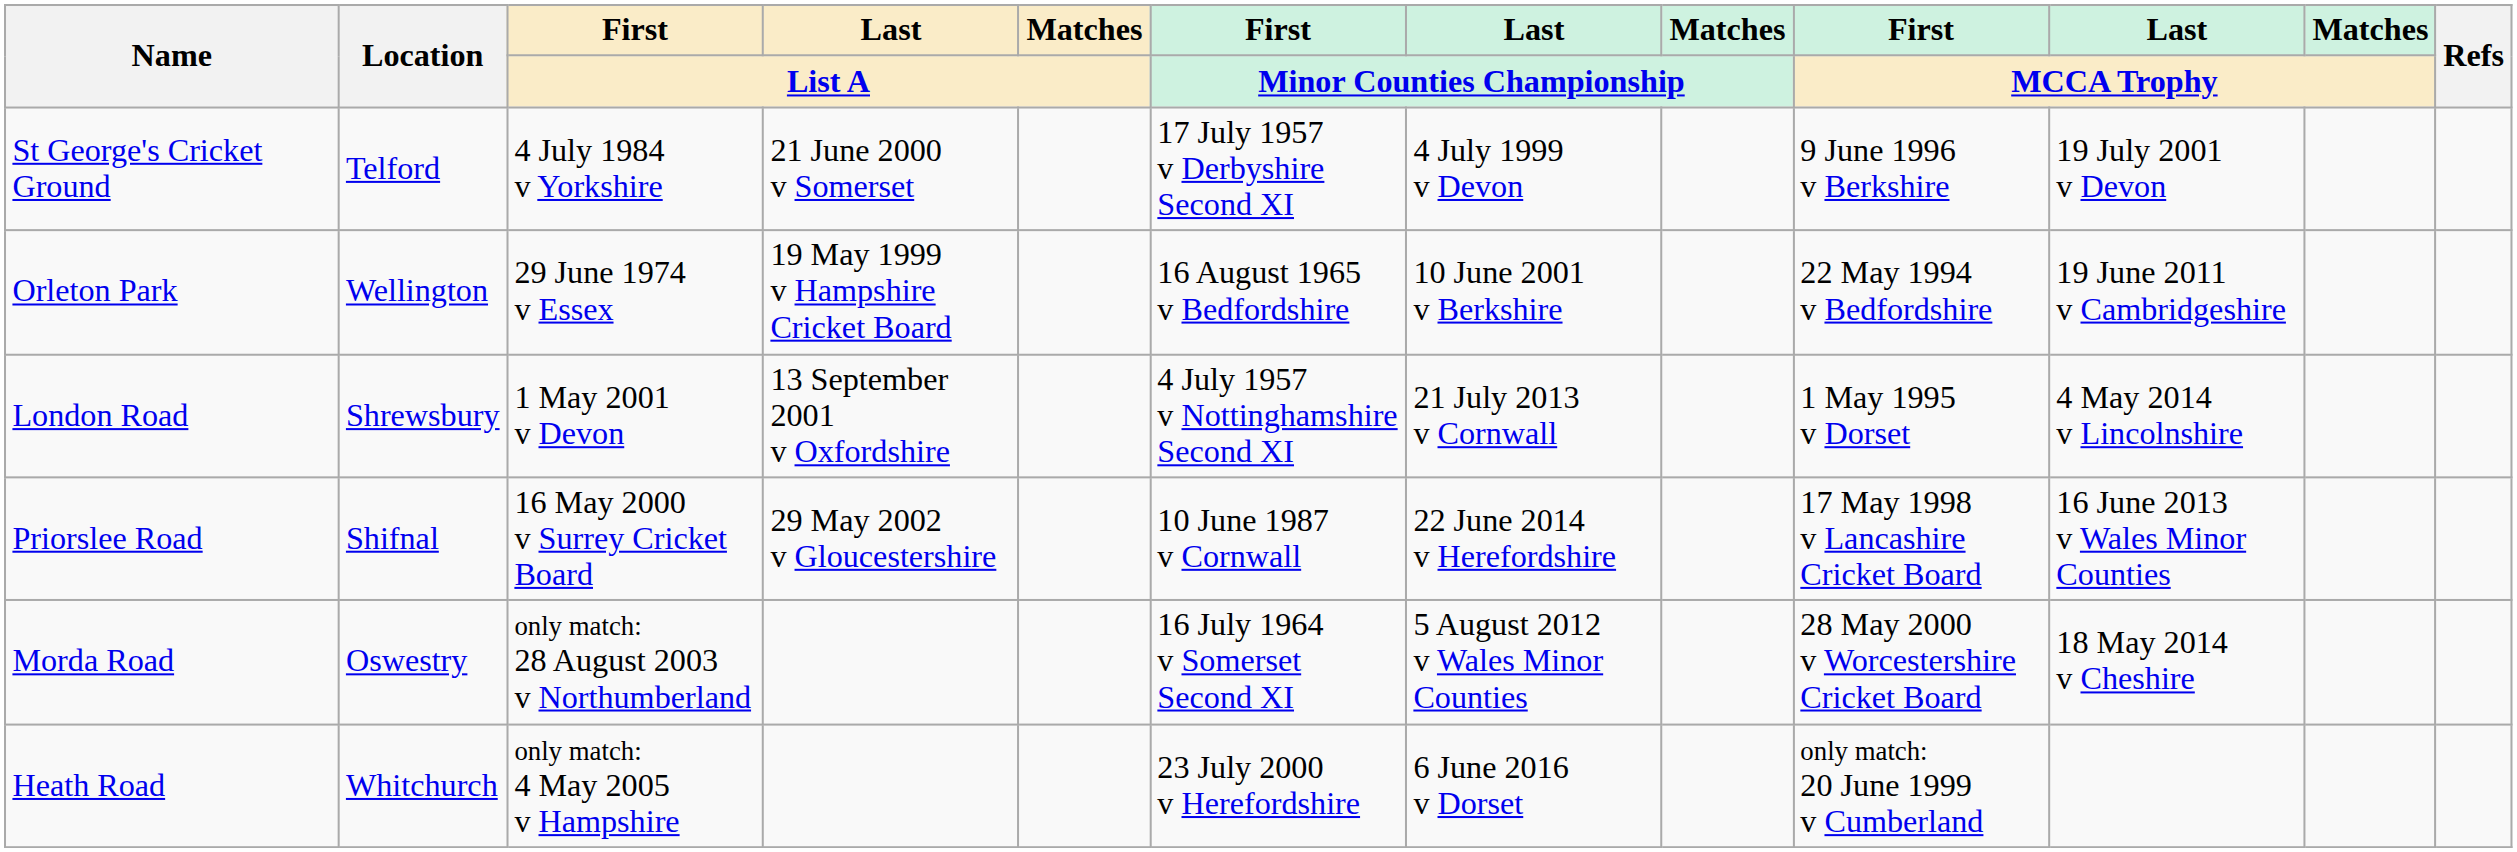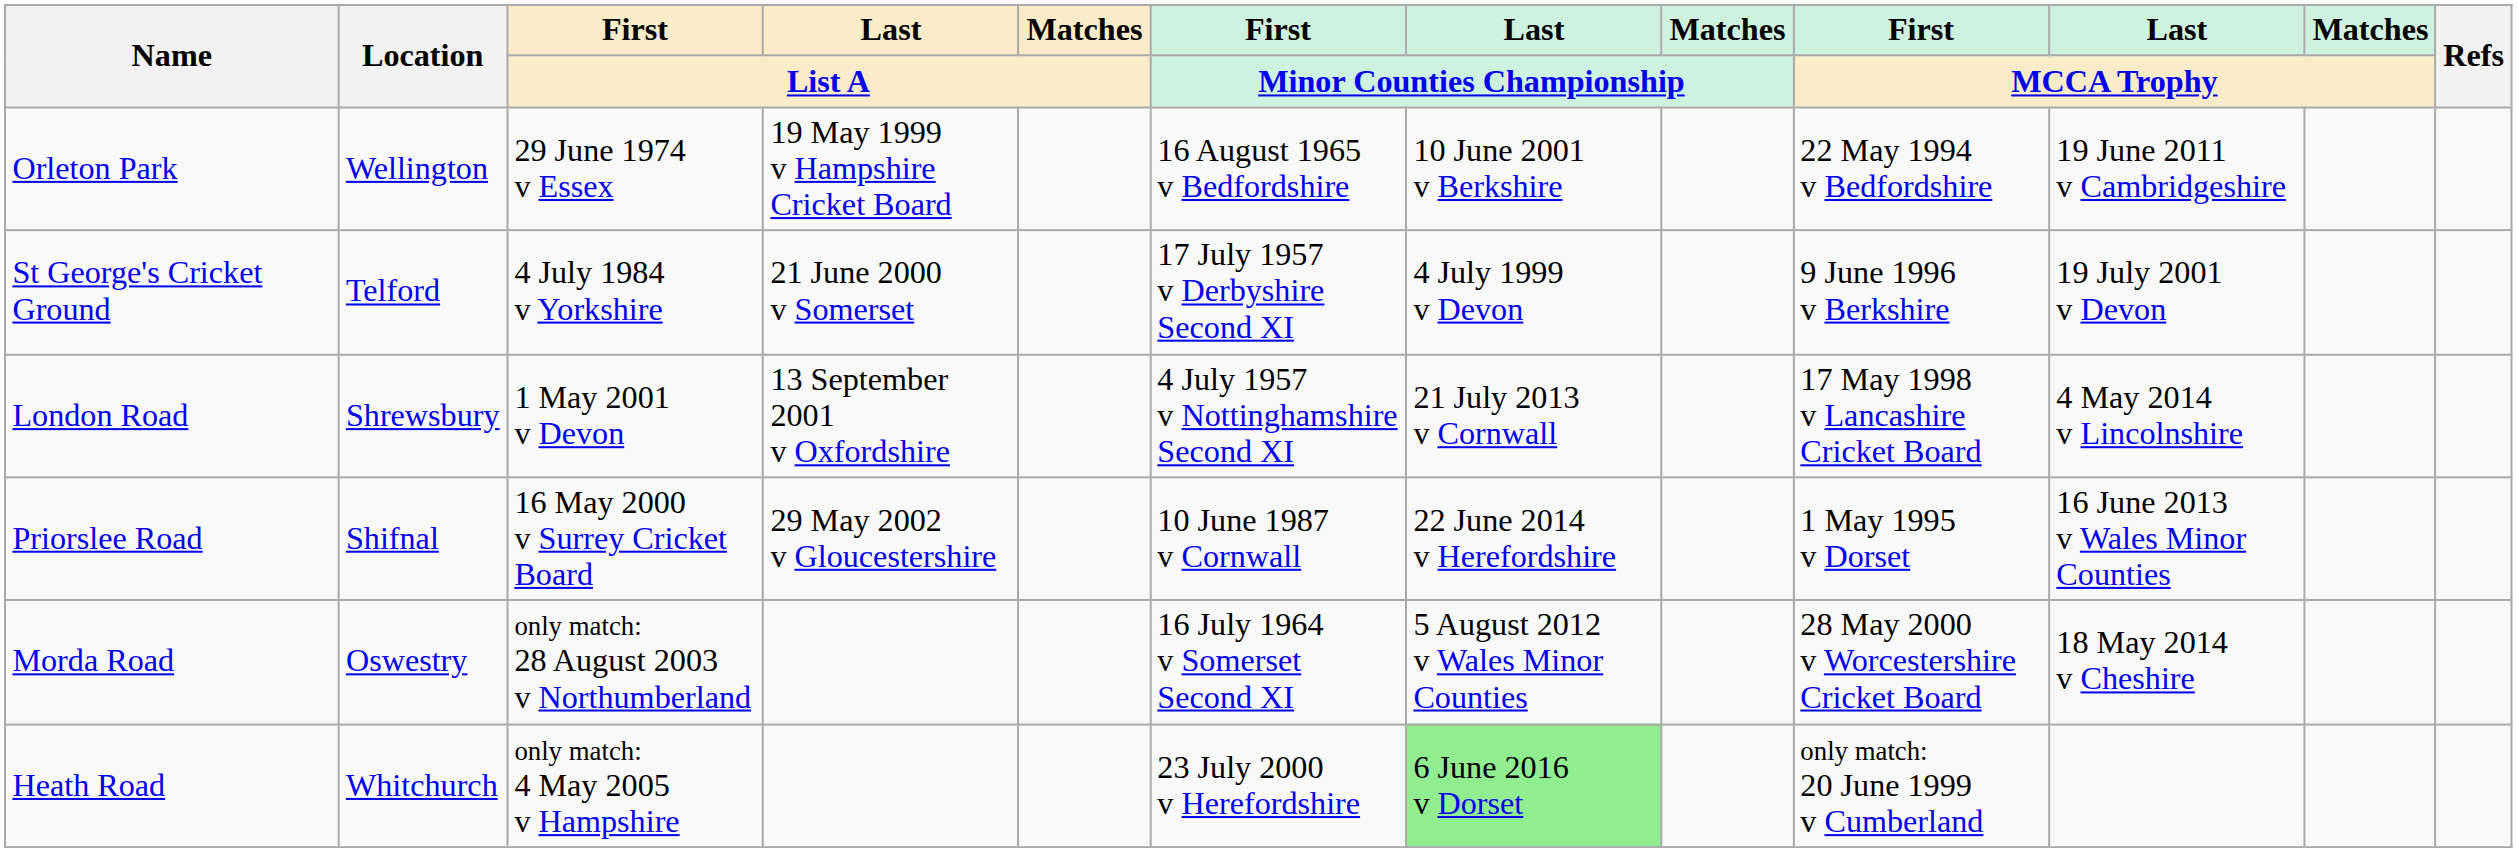rows swapped: (95, 291) <-> (137, 168)
(1878, 414) 1 May 1995 v Dorset -> (1891, 414) 17 May 1998 v Lancashire Cricket Board
(1891, 538) 17 May 1998 v Lancashire Cricket Board -> (1878, 538) 1 May 1995 v Dorset
(1491, 785) no background -> (1491, 785) lightgreen background
